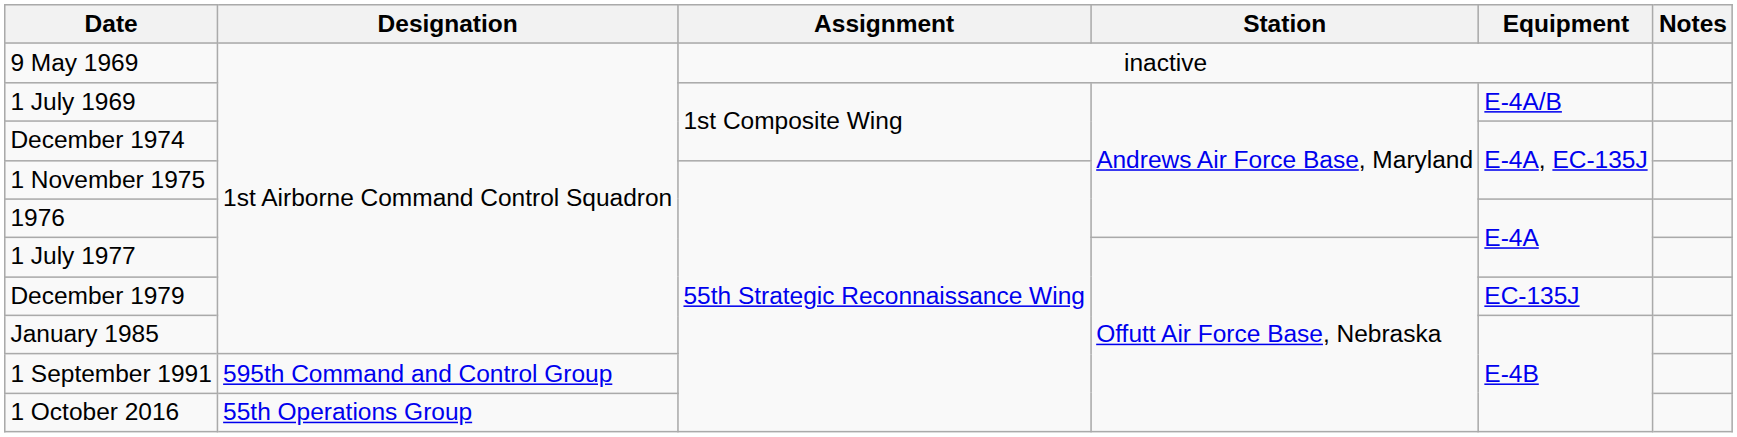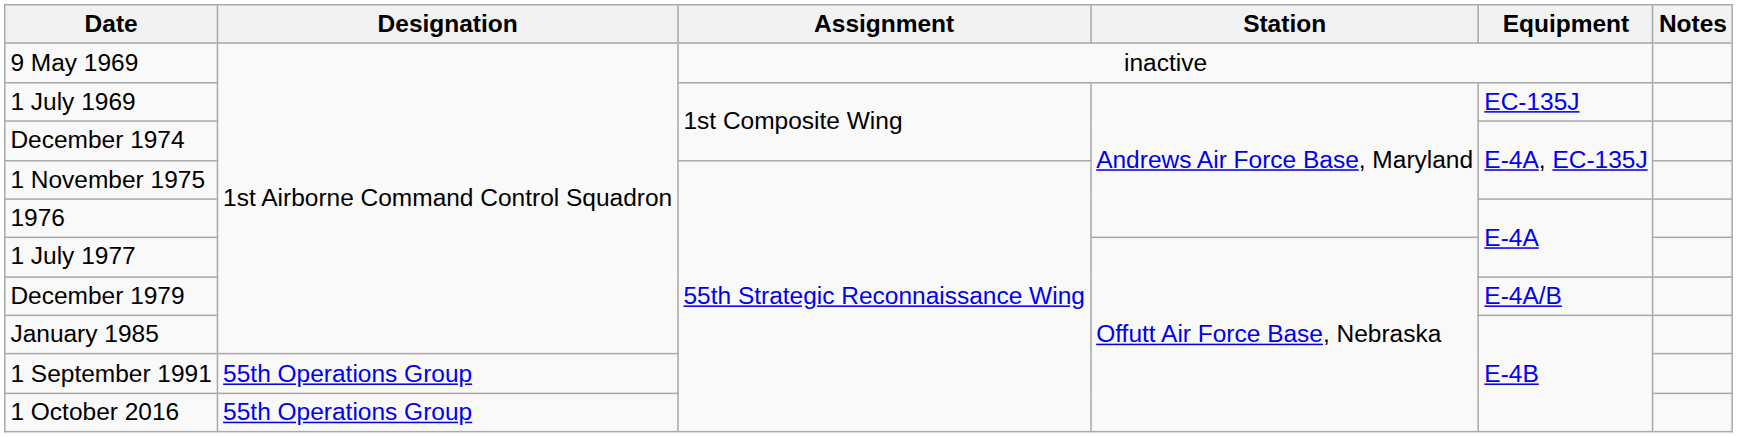(1523, 101) E-4A/B -> (1532, 101) EC-135J
(1532, 295) EC-135J -> (1523, 295) E-4A/B
(418, 373) 595th Command and Control Group -> (348, 373) 55th Operations Group
